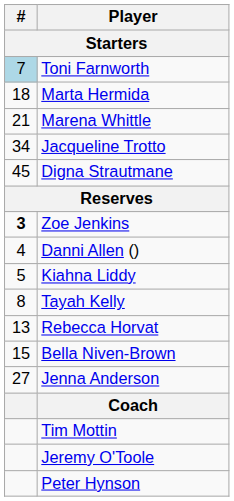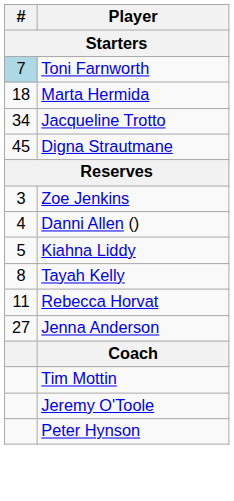- row: (96, 120)
(21, 224) bold -> (21, 198) normal
(21, 328) 13 -> (21, 302) 11
- row: (108, 353)
